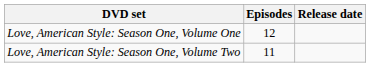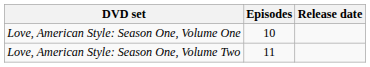(269, 33) 12 -> (269, 33) 10
